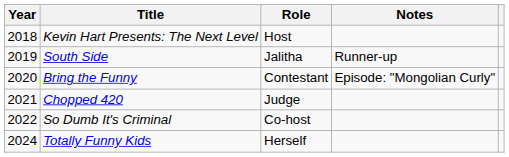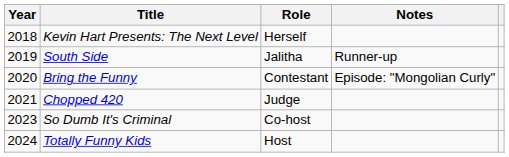(278, 36) Host -> (285, 36) Herself
(22, 120) 2022 -> (22, 120) 2023
(285, 141) Herself -> (278, 141) Host
